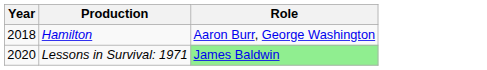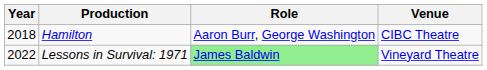+ column: (430, 14)
(22, 55) 2020 -> (22, 55) 2022
